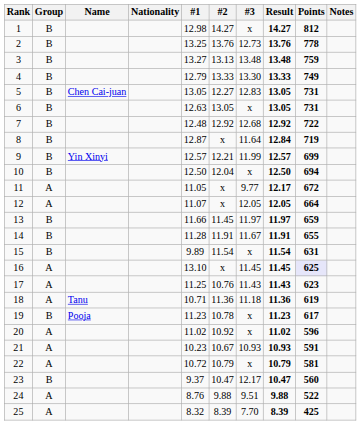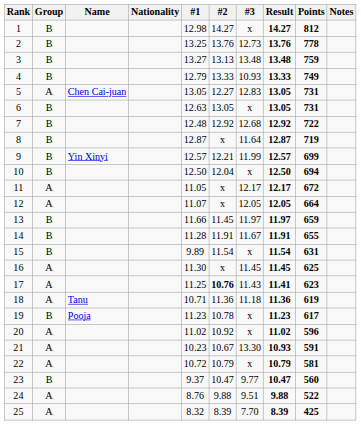(250, 76) 13.30 -> (250, 76) 10.93
(49, 92) B -> (49, 92) A
(280, 140) 12.84 -> (280, 140) 12.87
(250, 188) 9.77 -> (250, 188) 12.17
(195, 268) 13.10 -> (195, 268) 11.30
(311, 268) lavender background -> (311, 268) no background
(222, 284) normal -> (222, 284) bold
(280, 284) 11.43 -> (280, 284) 11.41
(250, 348) 10.93 -> (250, 348) 13.30
(250, 380) 12.17 -> (250, 380) 9.77
